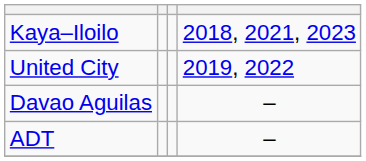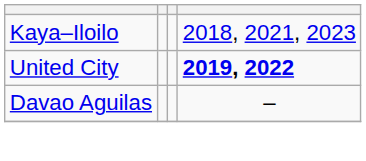(238, 67) normal -> (238, 67) bold
- row: (32, 138)
